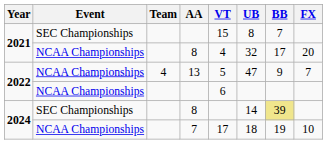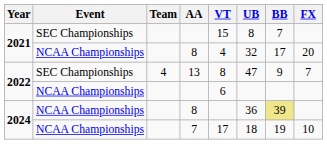(90, 72) NCAA Championships -> (85, 72) SEC Championships
(223, 72) 5 -> (223, 72) 8
(85, 110) SEC Championships -> (90, 110) NCAA Championships
(251, 110) 14 -> (251, 110) 36
